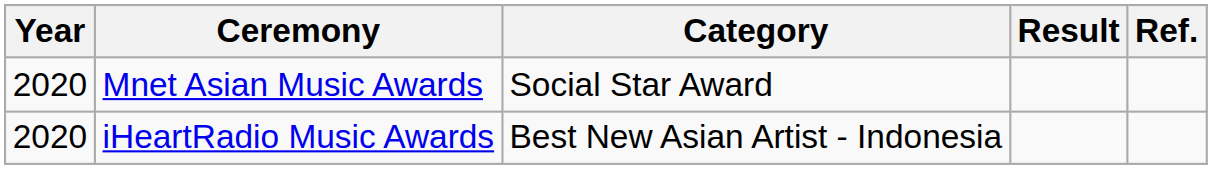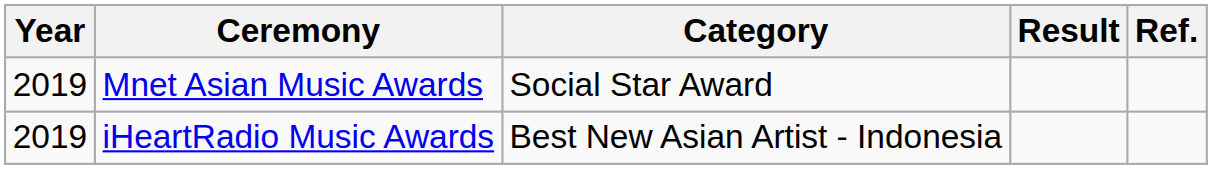(50, 84) 2020 -> (50, 84) 2019
(50, 137) 2020 -> (50, 137) 2019
